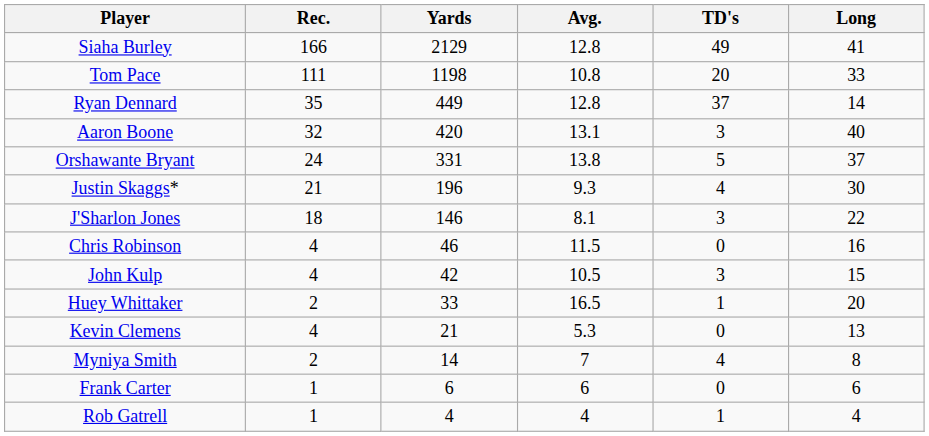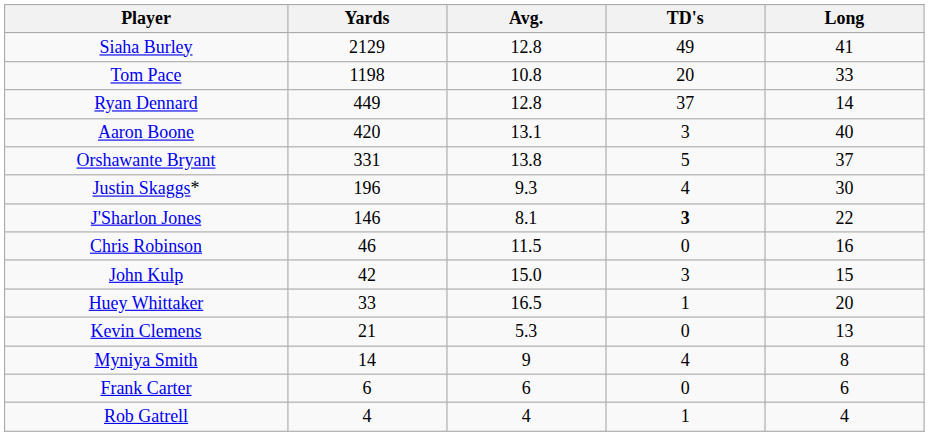- column: (314, 18)
(720, 217) normal -> (685, 217) bold
(585, 274) 10.5 -> (526, 274) 15.0
(585, 359) 7 -> (526, 359) 9
